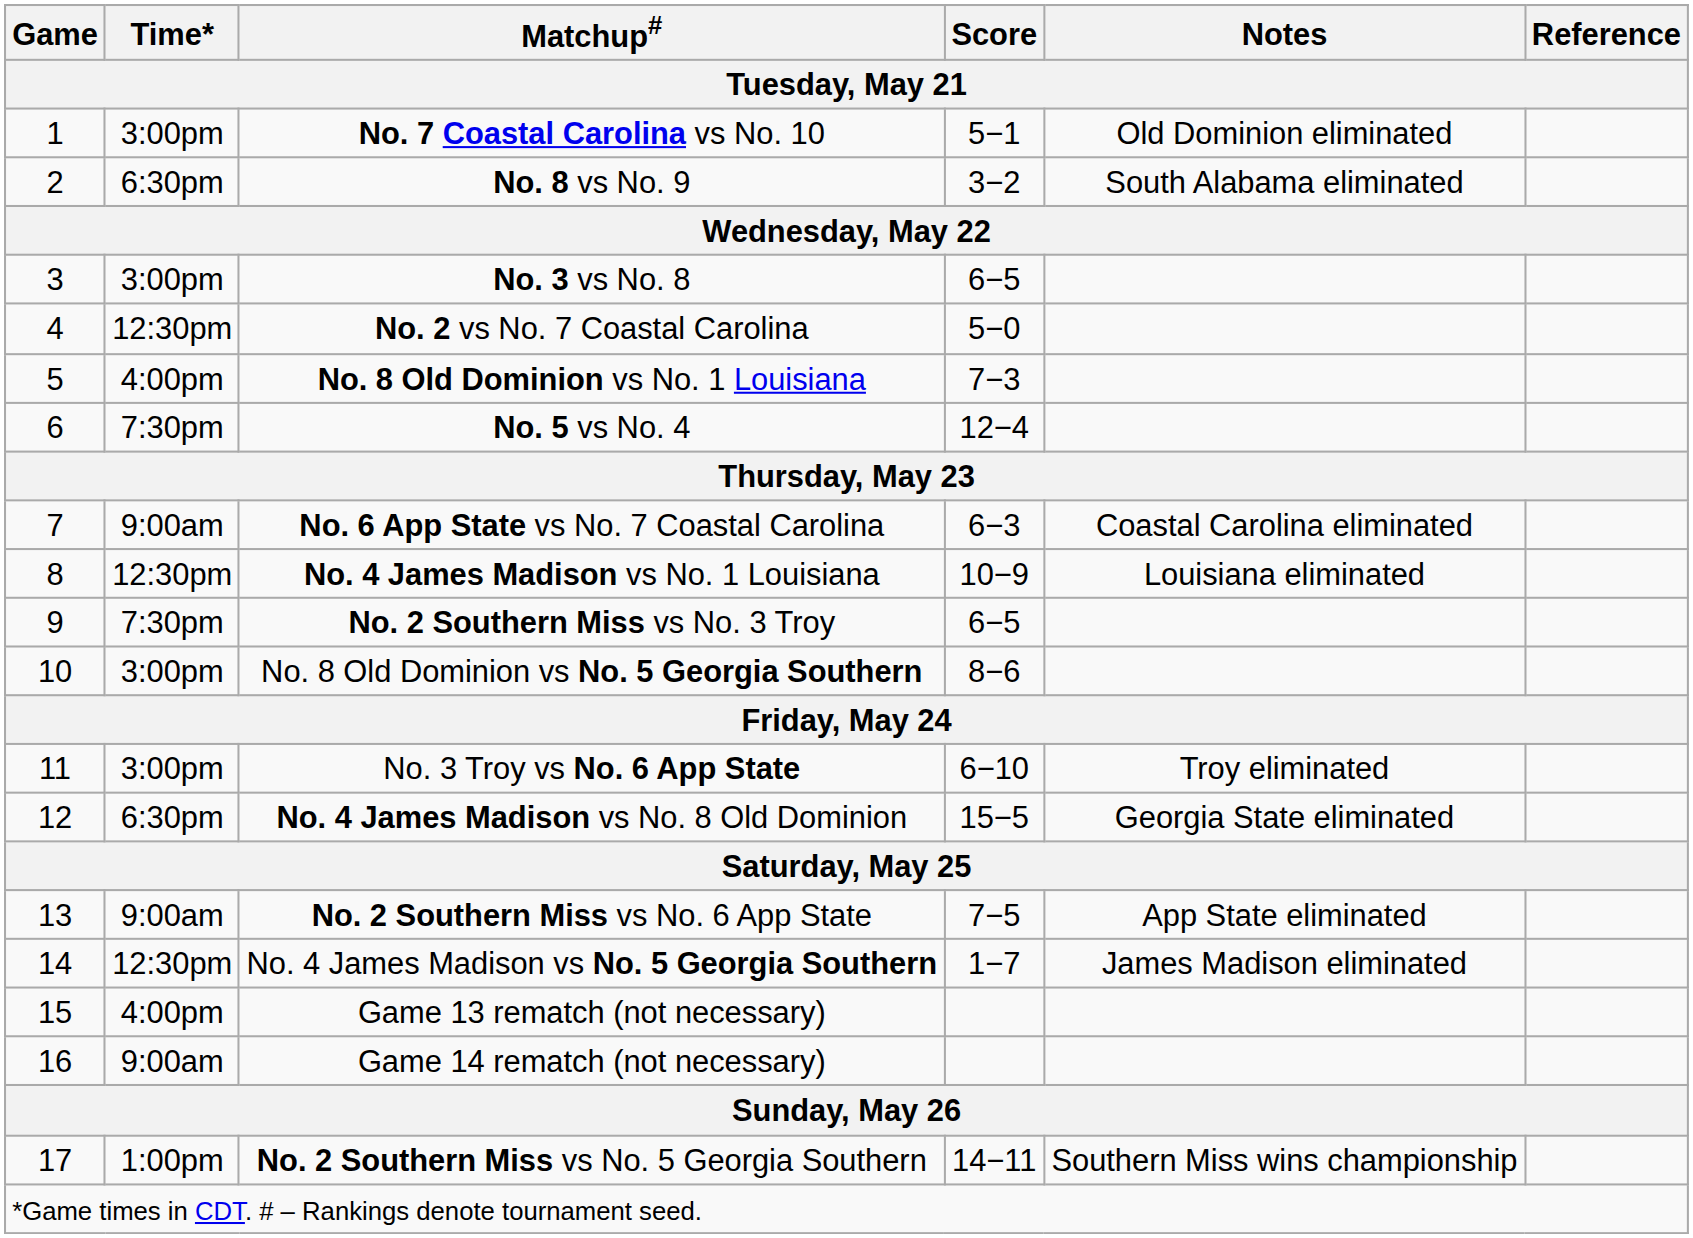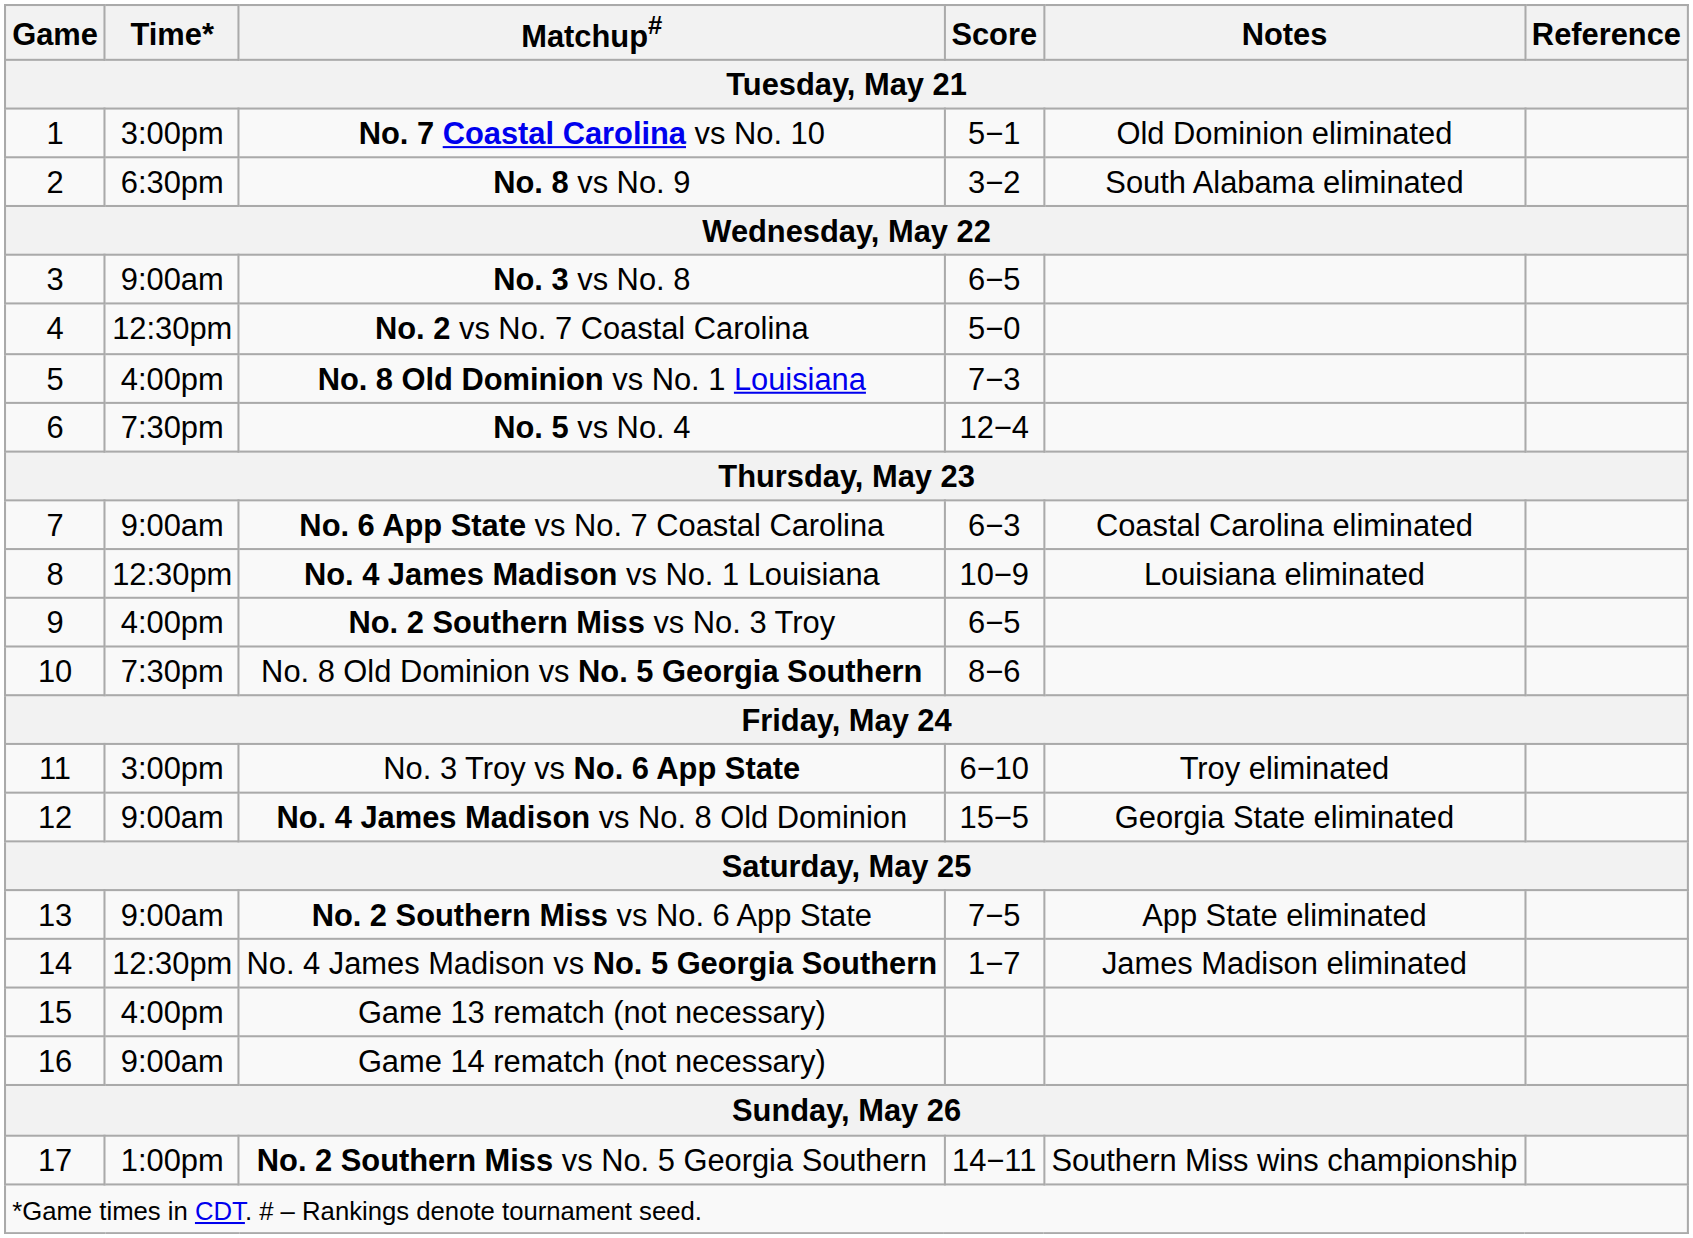(172, 280) 3:00pm -> (172, 280) 9:00am
(172, 622) 7:30pm -> (172, 622) 4:00pm
(172, 671) 3:00pm -> (172, 671) 7:30pm
(172, 817) 6:30pm -> (172, 817) 9:00am
